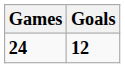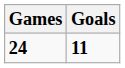(80, 47) 12 -> (80, 47) 11
